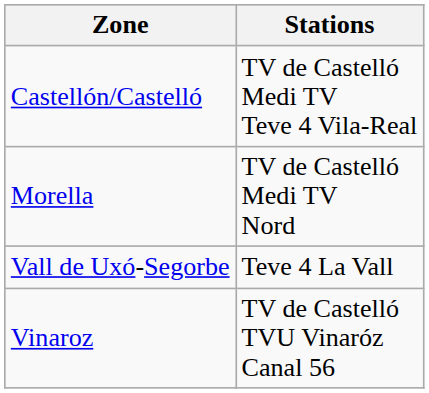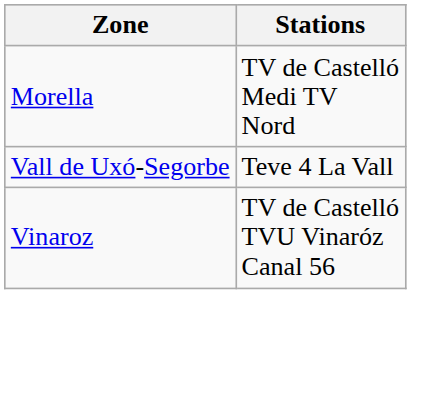- row: (106, 95)
